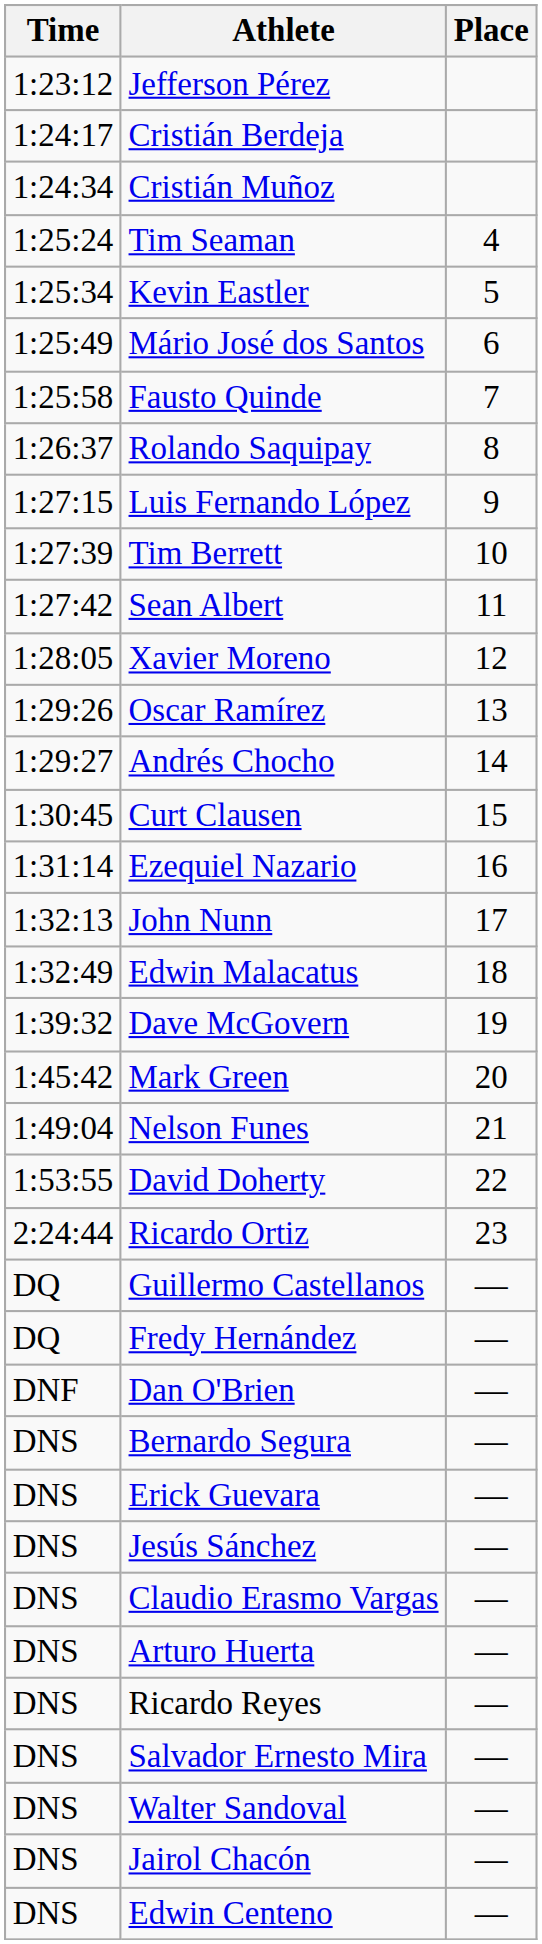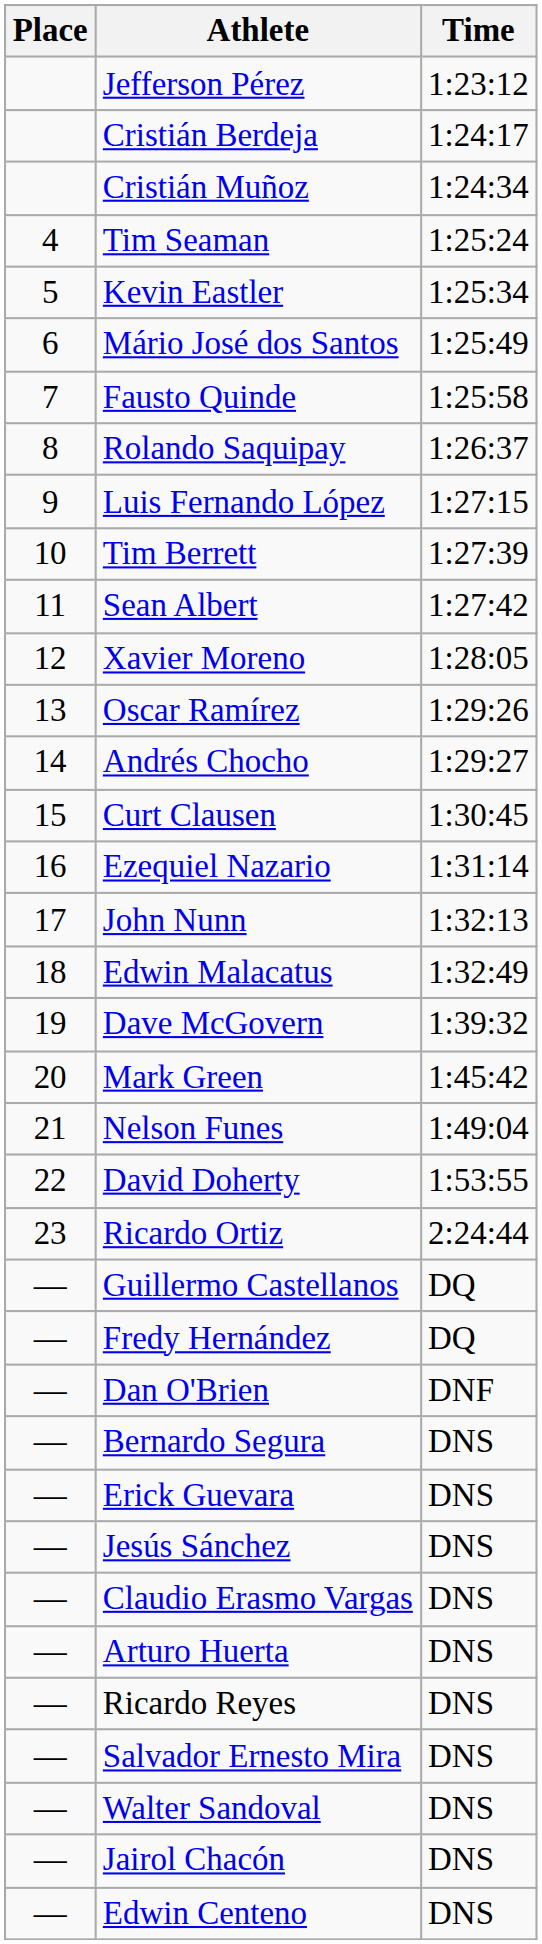columns swapped: (491, 30) <-> (63, 30)
